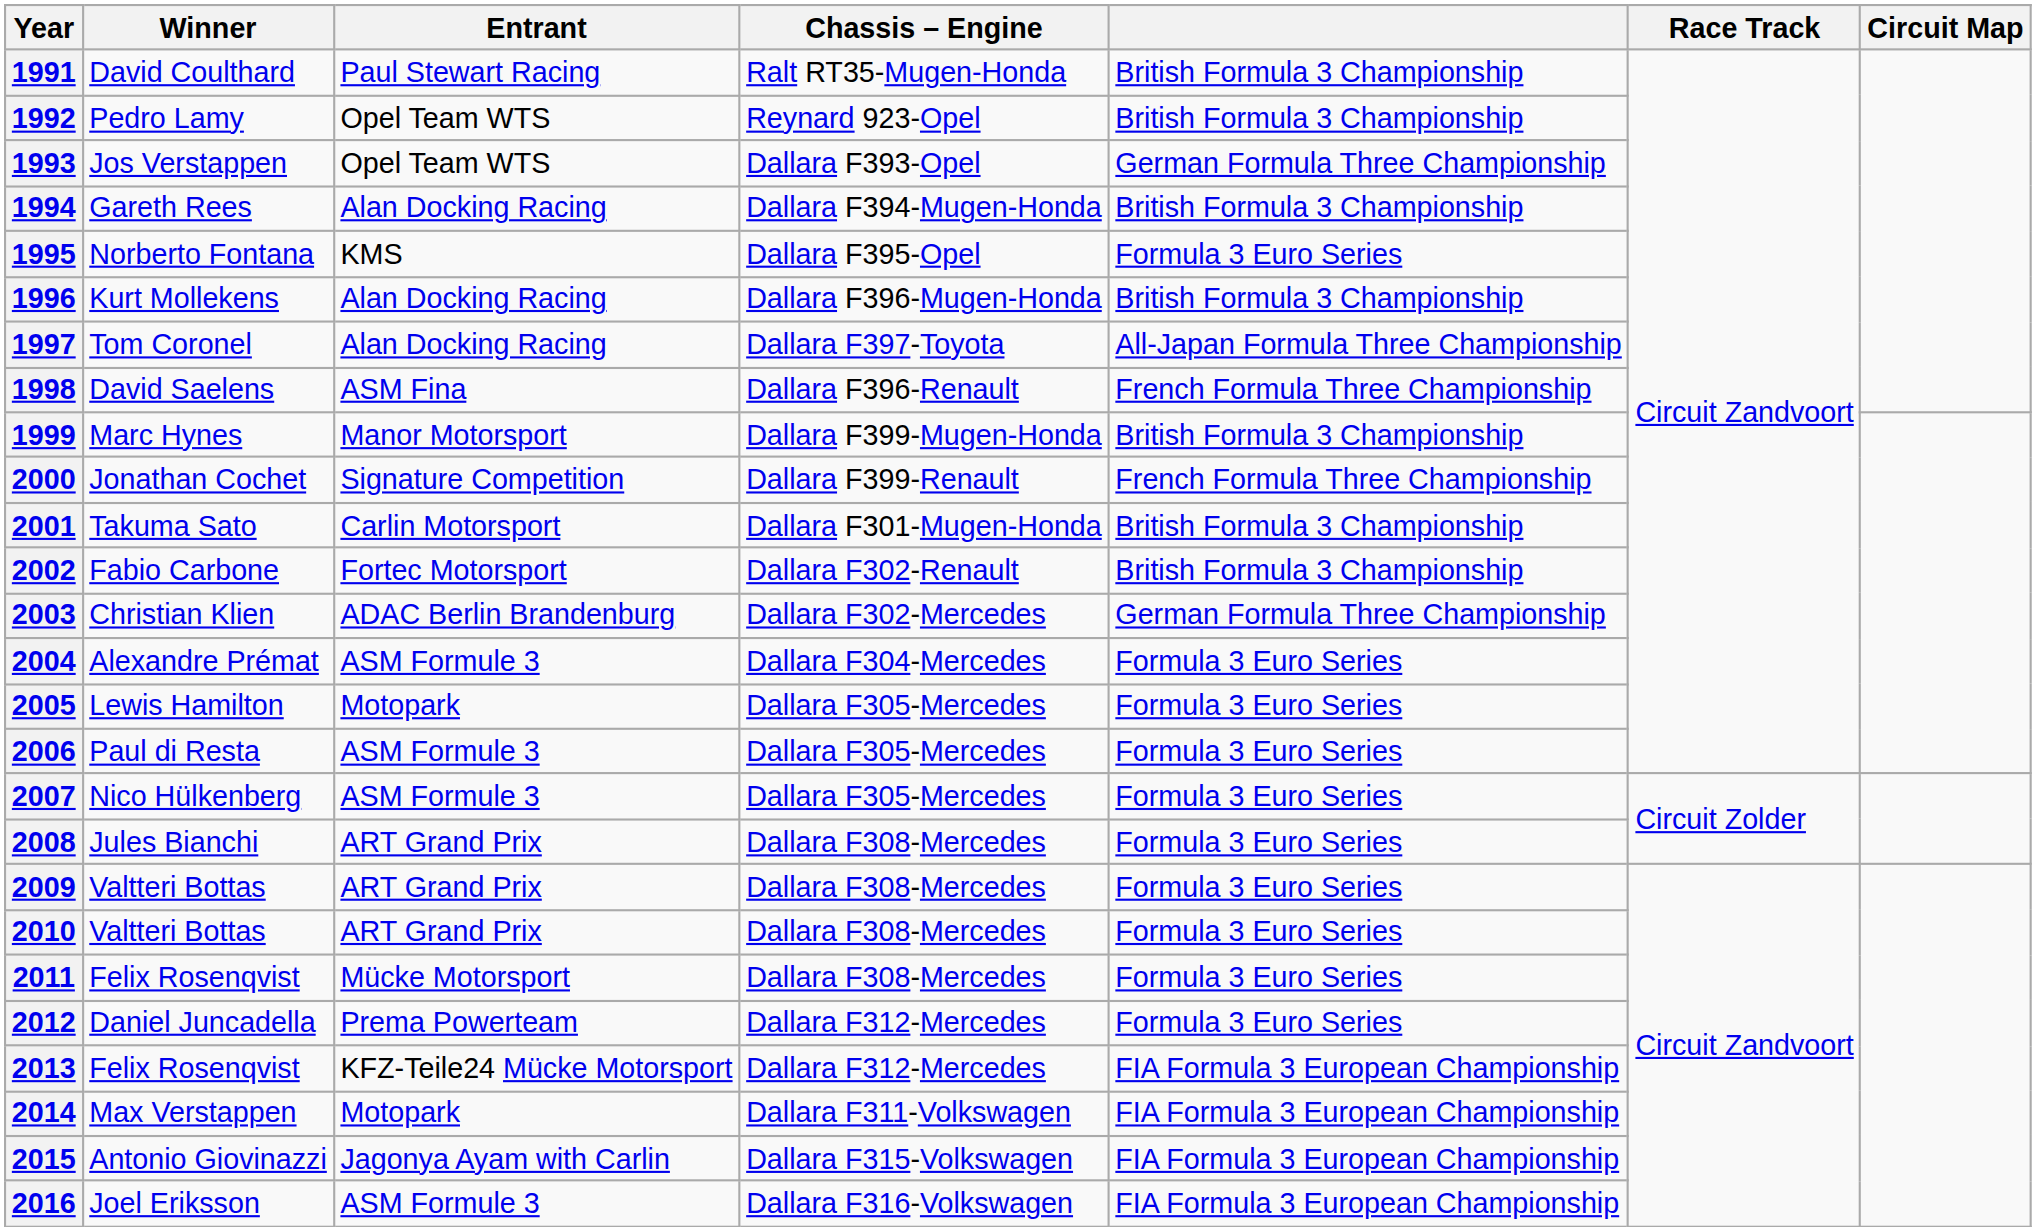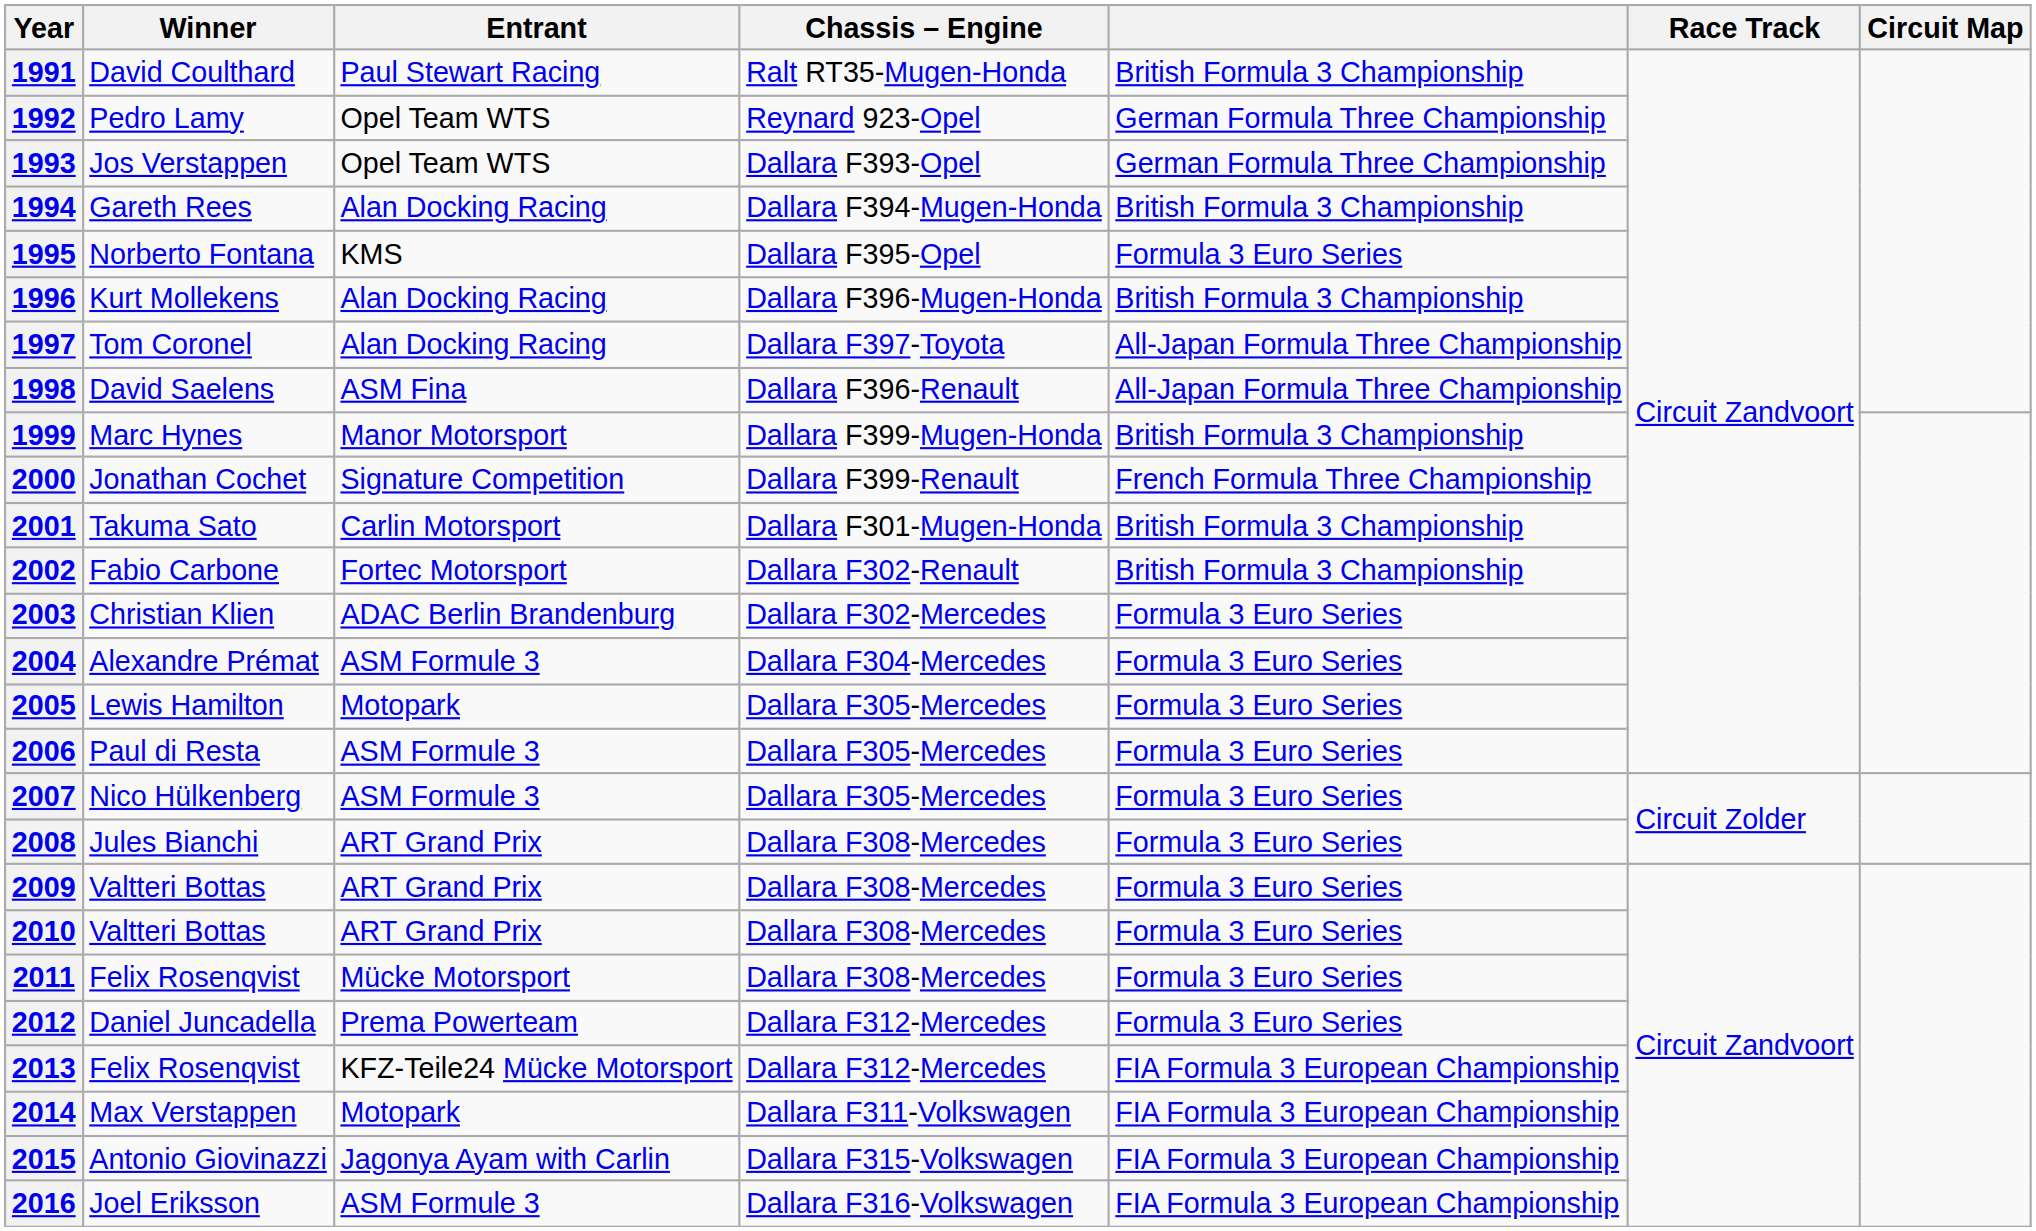(1319, 118) British Formula 3 Championship -> (1361, 118) German Formula Three Championship
(1353, 389) French Formula Three Championship -> (1369, 389) All-Japan Formula Three Championship
(1361, 615) German Formula Three Championship -> (1259, 615) Formula 3 Euro Series
